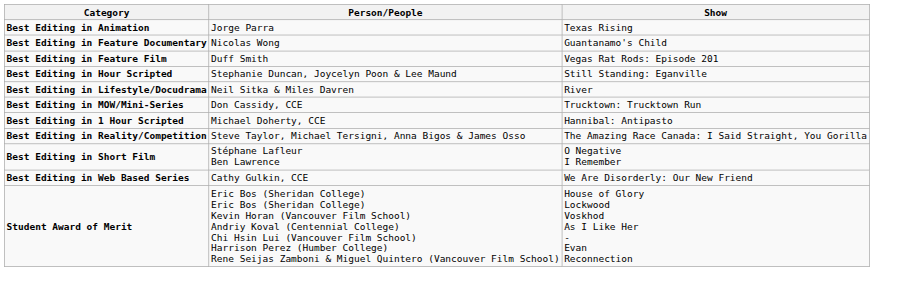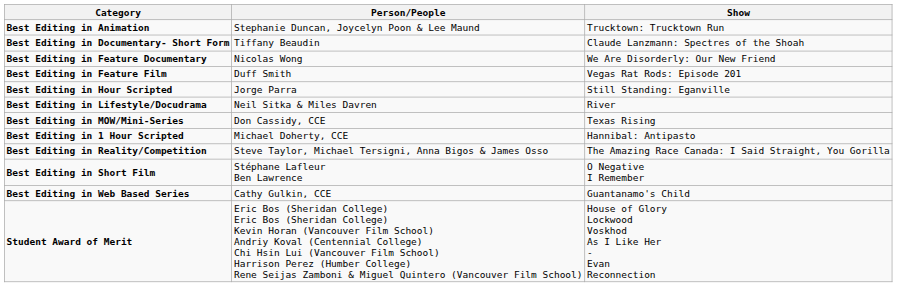(243, 28) Jorge Parra -> (357, 28) Stephanie Duncan, Joycelyn Poon & Lee Maund
(598, 28) Texas Rising -> (656, 28) Trucktown: Trucktown Run
+ row: (118, 43)
(616, 43) Guantanamo's Child -> (681, 58) We Are Disorderly: Our New Friend
(334, 74) Stephanie Duncan, Joycelyn Poon & Lee Maund -> (265, 89) Jorge Parra
(633, 105) Trucktown: Trucktown Run -> (621, 120) Texas Rising
(658, 178) We Are Disorderly: Our New Friend -> (638, 193) Guantanamo's Child
